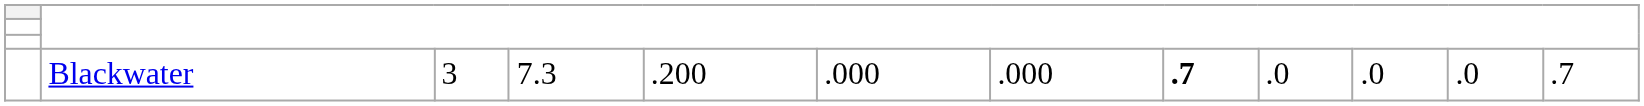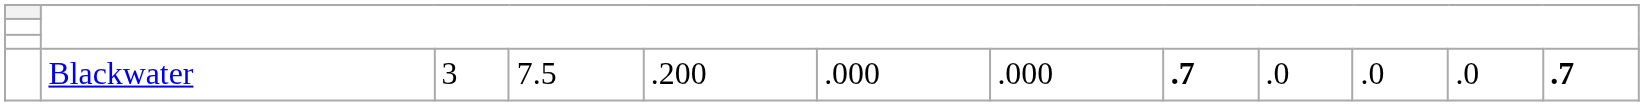(537, 73) 7.3 -> (537, 73) 7.5
(1562, 73) normal -> (1562, 73) bold
